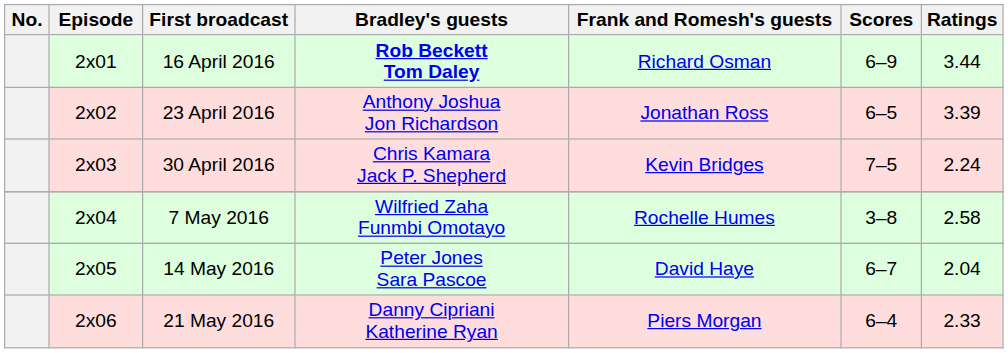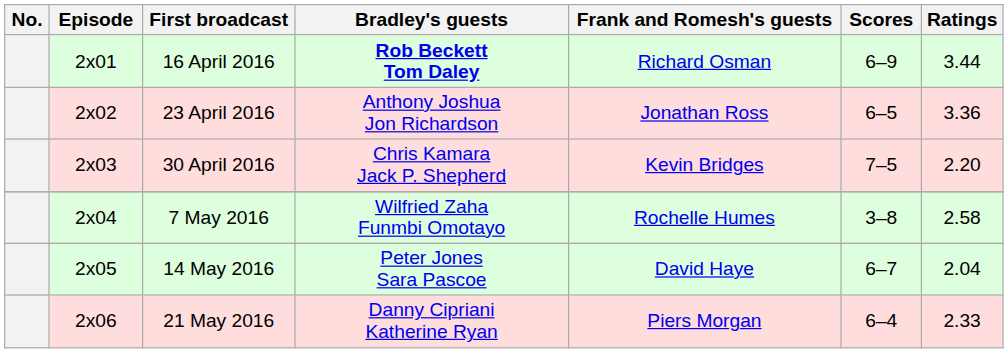(962, 113) 3.39 -> (962, 113) 3.36
(962, 165) 2.24 -> (962, 165) 2.20
